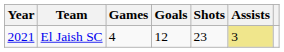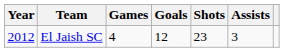(21, 36) 2021 -> (21, 36) 2012
(235, 36) khaki background -> (235, 36) no background
